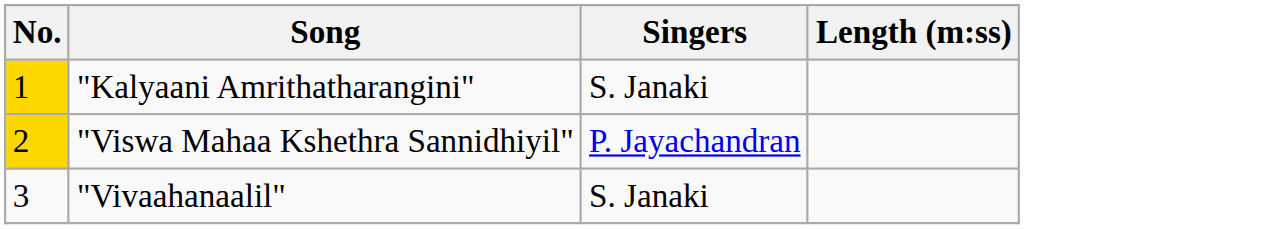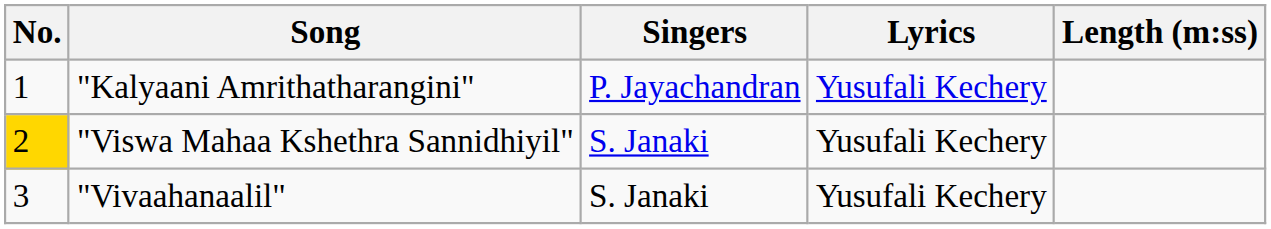+ column: (931, 32)
(21, 86) gold background -> (21, 86) no background
(649, 86) S. Janaki -> (695, 86) P. Jayachandran
(695, 141) P. Jayachandran -> (649, 141) S. Janaki
